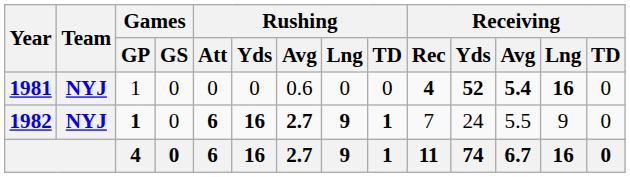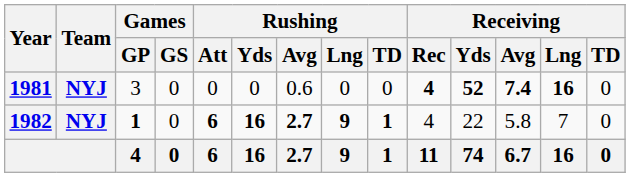(136, 88) 1 -> (136, 88) 3
(518, 88) 5.4 -> (518, 88) 7.4
(429, 121) 7 -> (429, 121) 4
(473, 121) 24 -> (473, 121) 22
(518, 121) 5.5 -> (518, 121) 5.8
(563, 121) 9 -> (563, 121) 7
